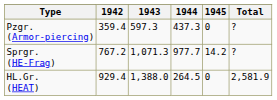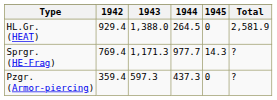rows swapped: (23, 83) <-> (50, 32)
(112, 52) 767.2 -> (112, 52) 769.4
(149, 52) 1,071.3 -> (149, 52) 1,171.3
(216, 52) 14.2 -> (216, 52) 14.3
